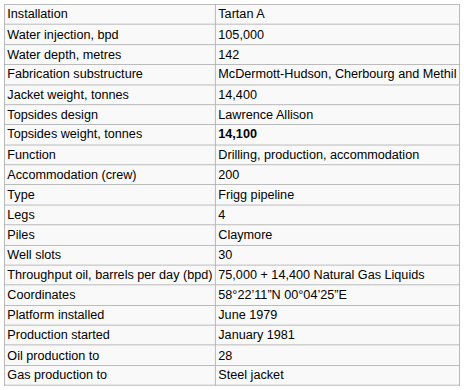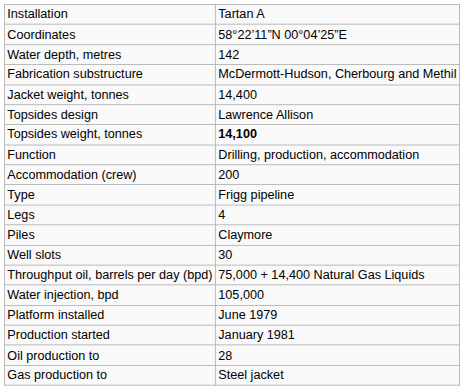rows swapped: (41, 295) <-> (63, 34)
